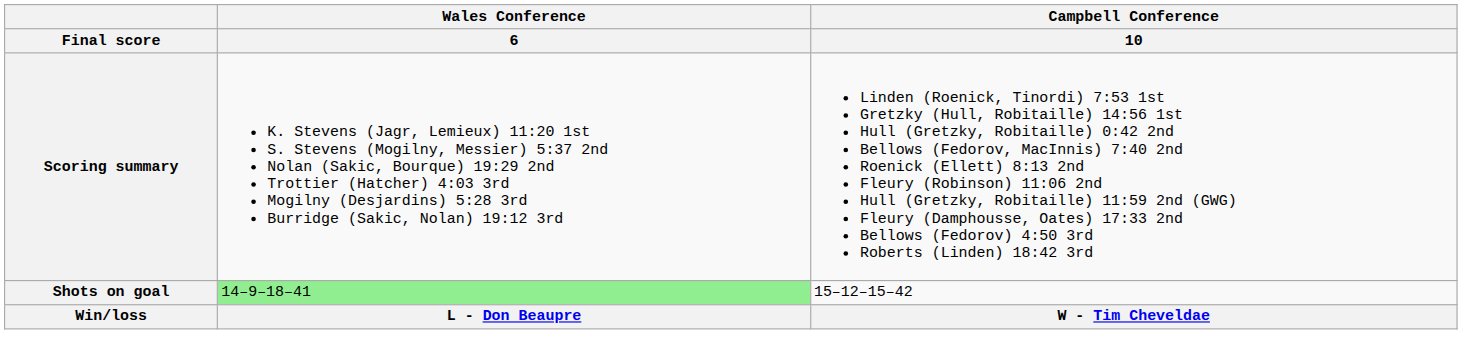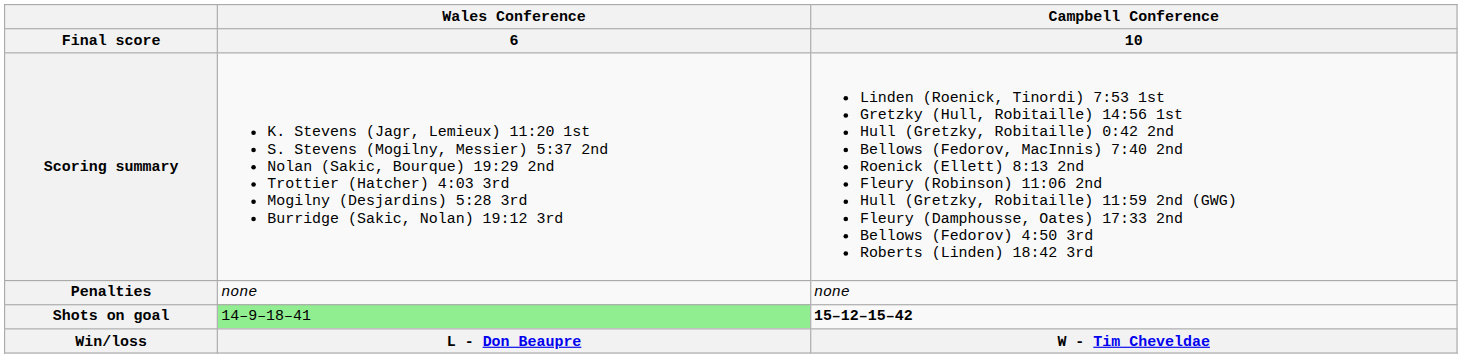+ row: (111, 292)
(863, 292) normal -> (863, 317) bold
